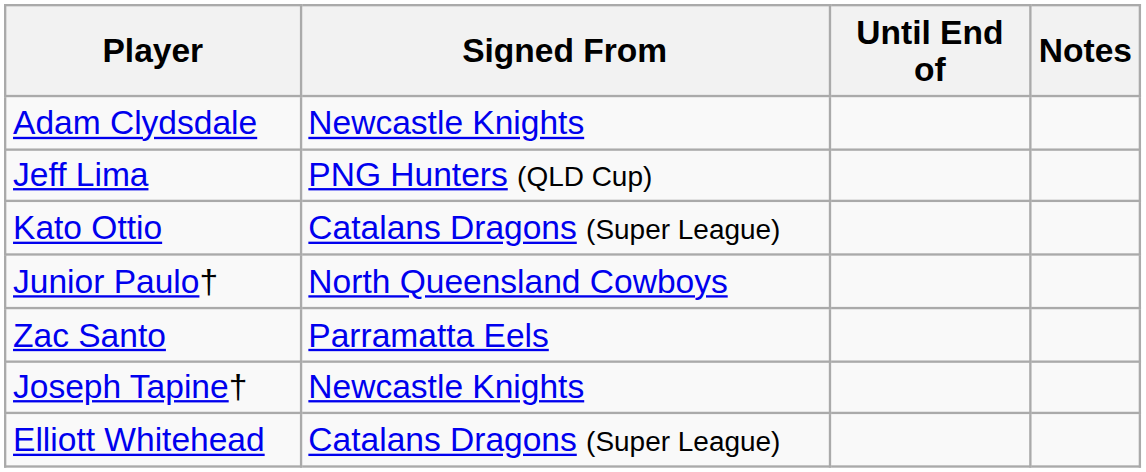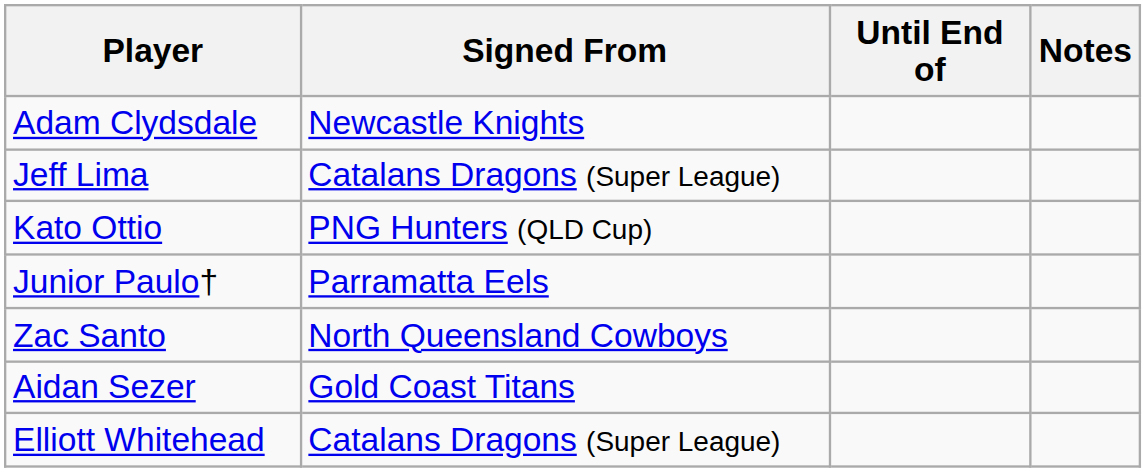(480, 175) PNG Hunters (QLD Cup) -> (544, 175) Catalans Dragons (Super League)
(544, 228) Catalans Dragons (Super League) -> (480, 228) PNG Hunters (QLD Cup)
(518, 281) North Queensland Cowboys -> (429, 281) Parramatta Eels
(429, 334) Parramatta Eels -> (518, 334) North Queensland Cowboys
+ row: (104, 387)
- row: (130, 387)
